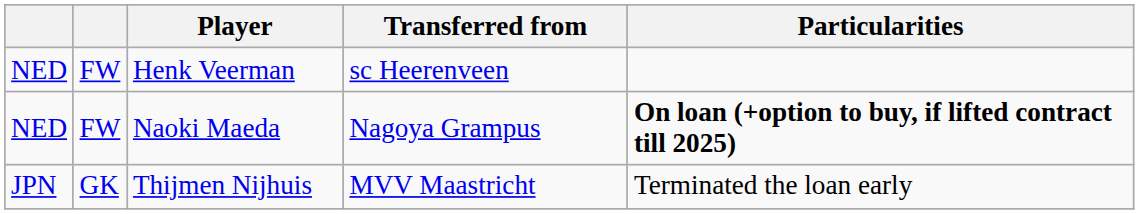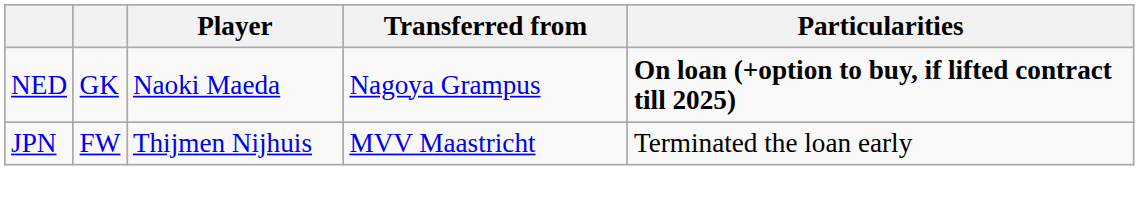- row: (214, 69)
(100, 127) FW -> (99, 84) GK
(99, 186) GK -> (100, 142) FW
